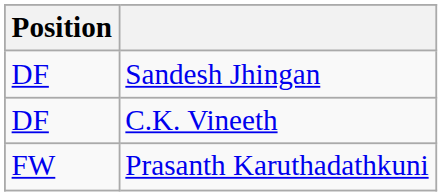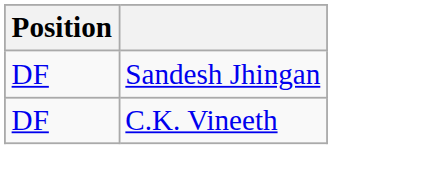- row: (277, 166)
